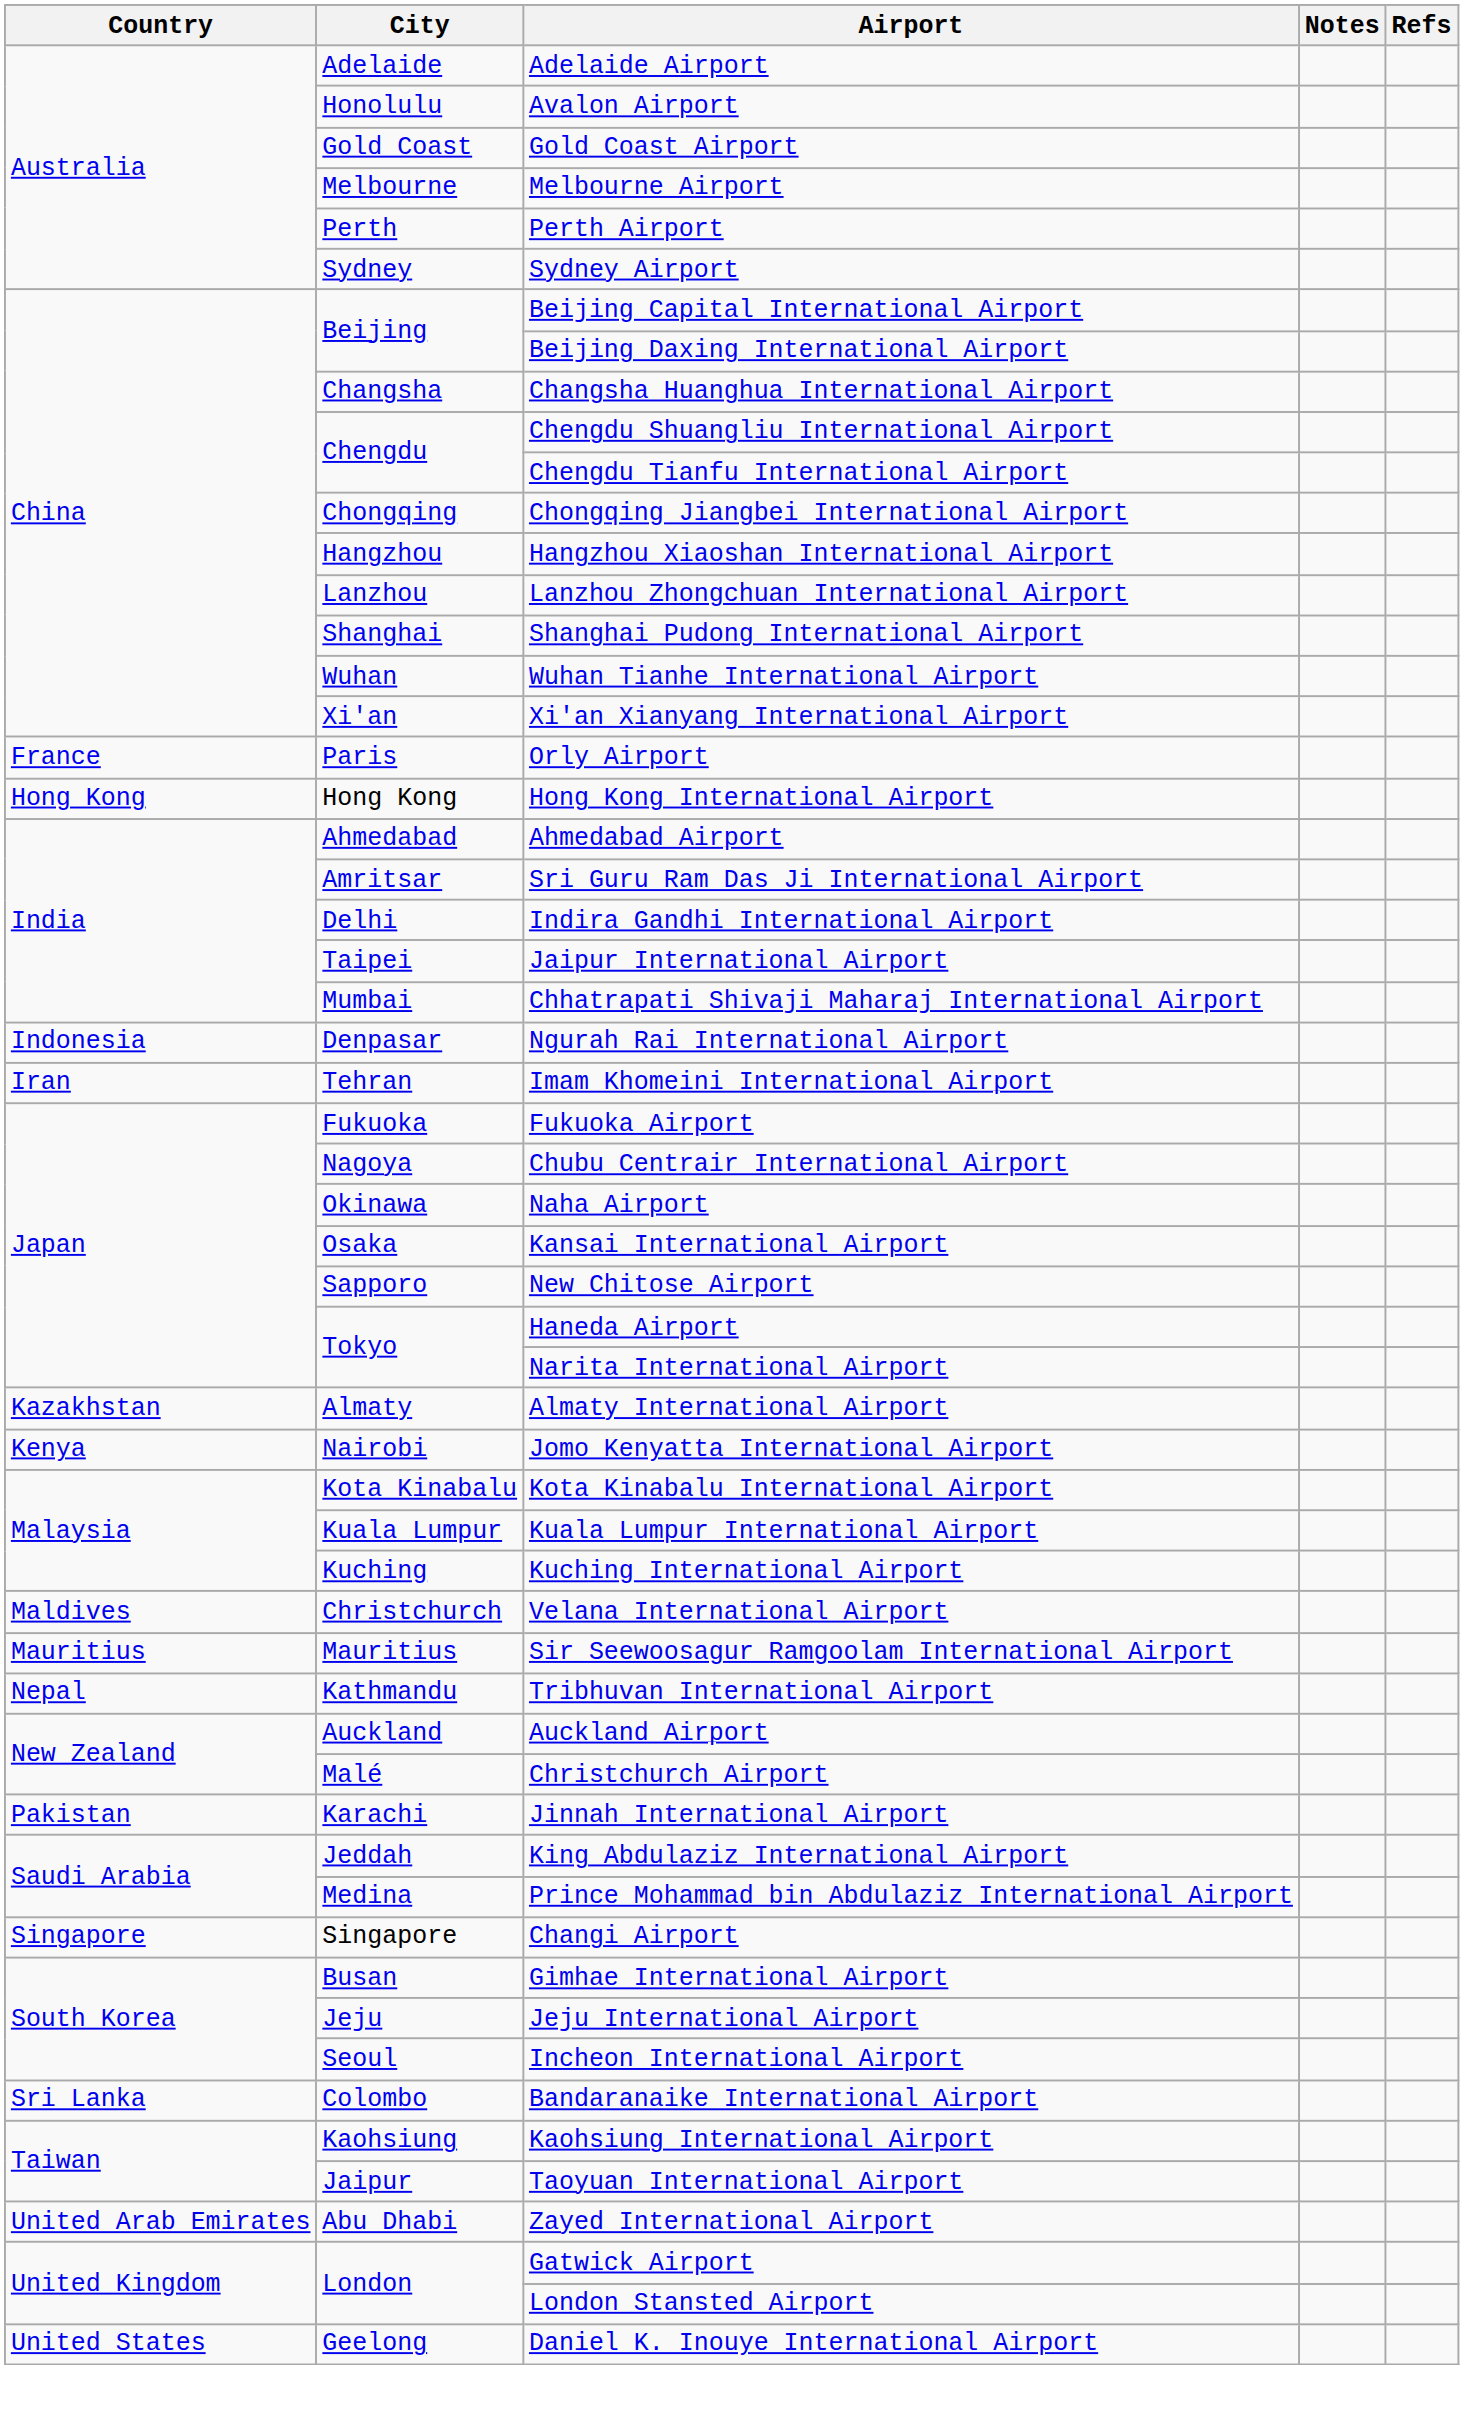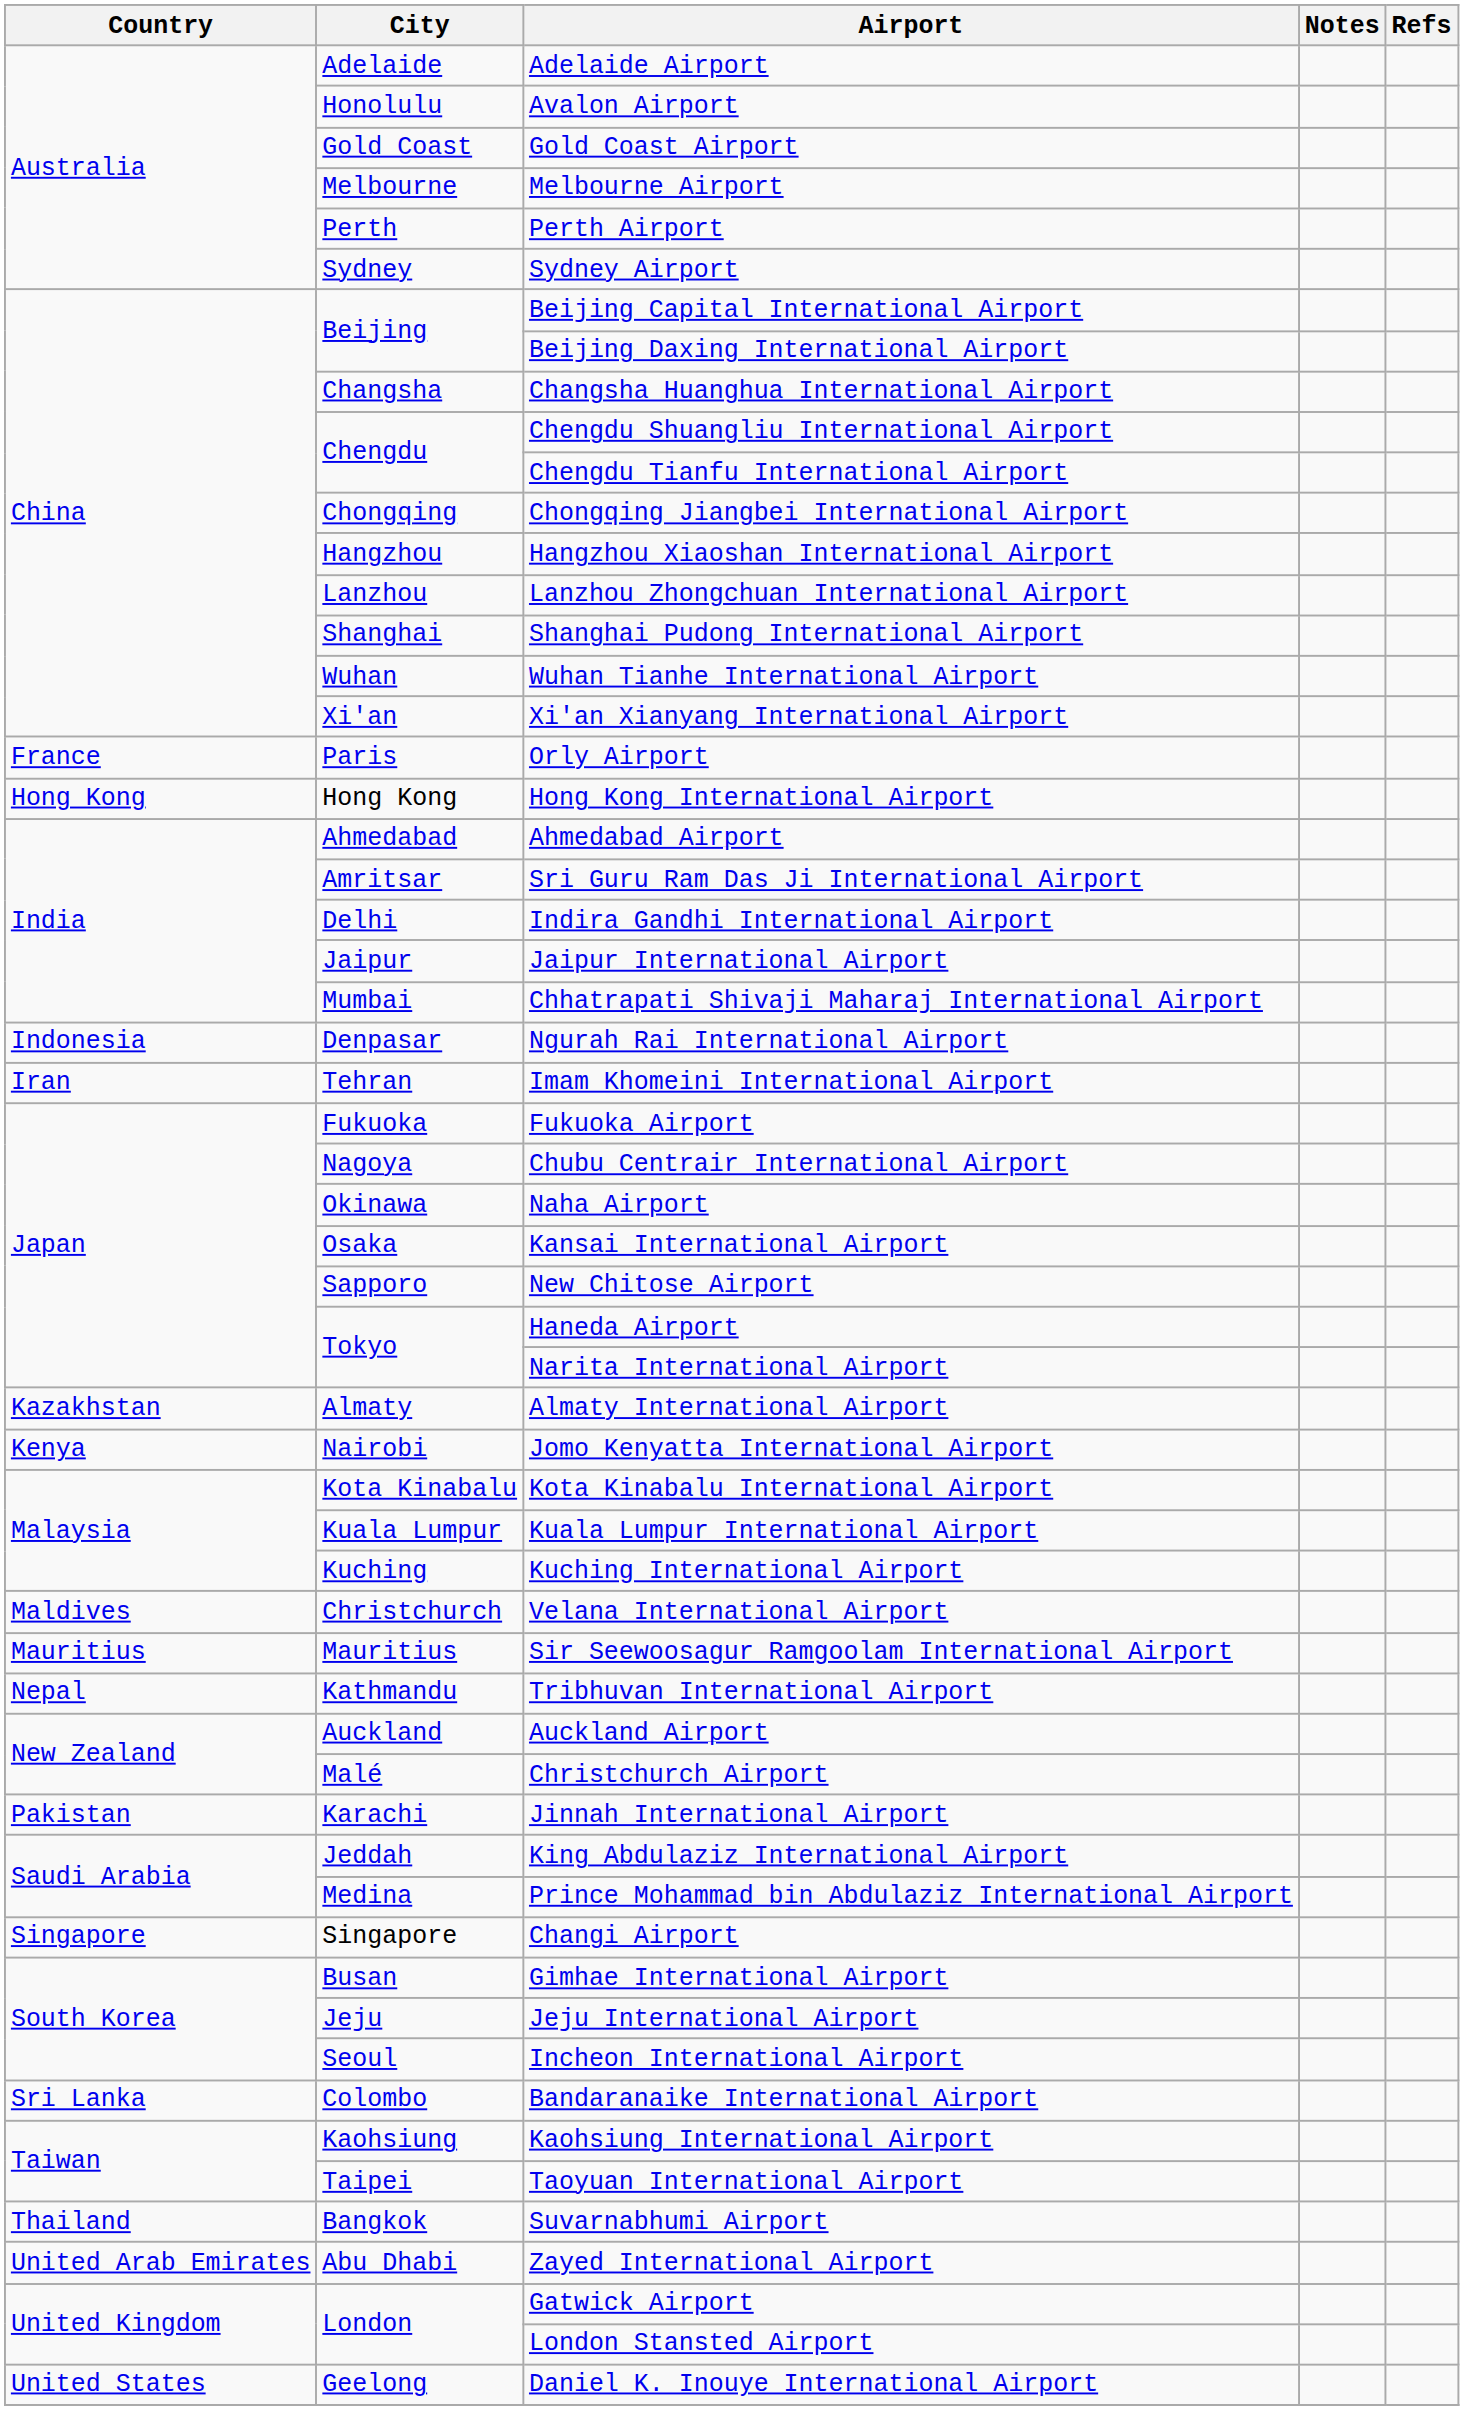(367, 961) Taipei -> (367, 961) Jaipur
(367, 2181) Jaipur -> (367, 2181) Taipei
+ row: (679, 2222)
